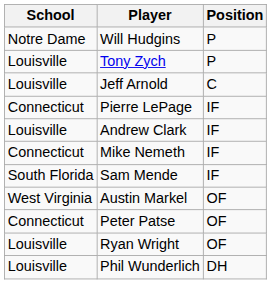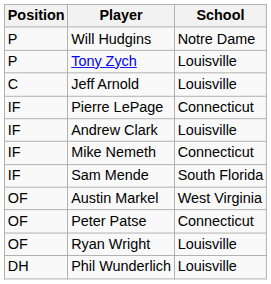columns swapped: (235, 15) <-> (51, 15)
